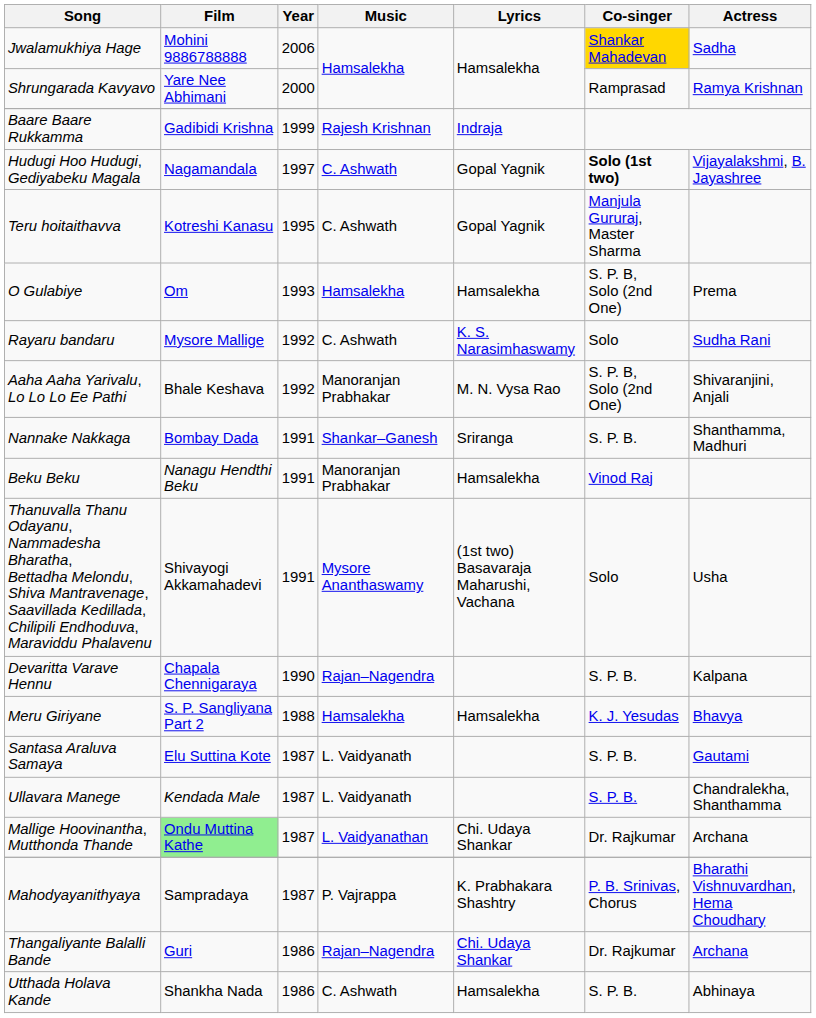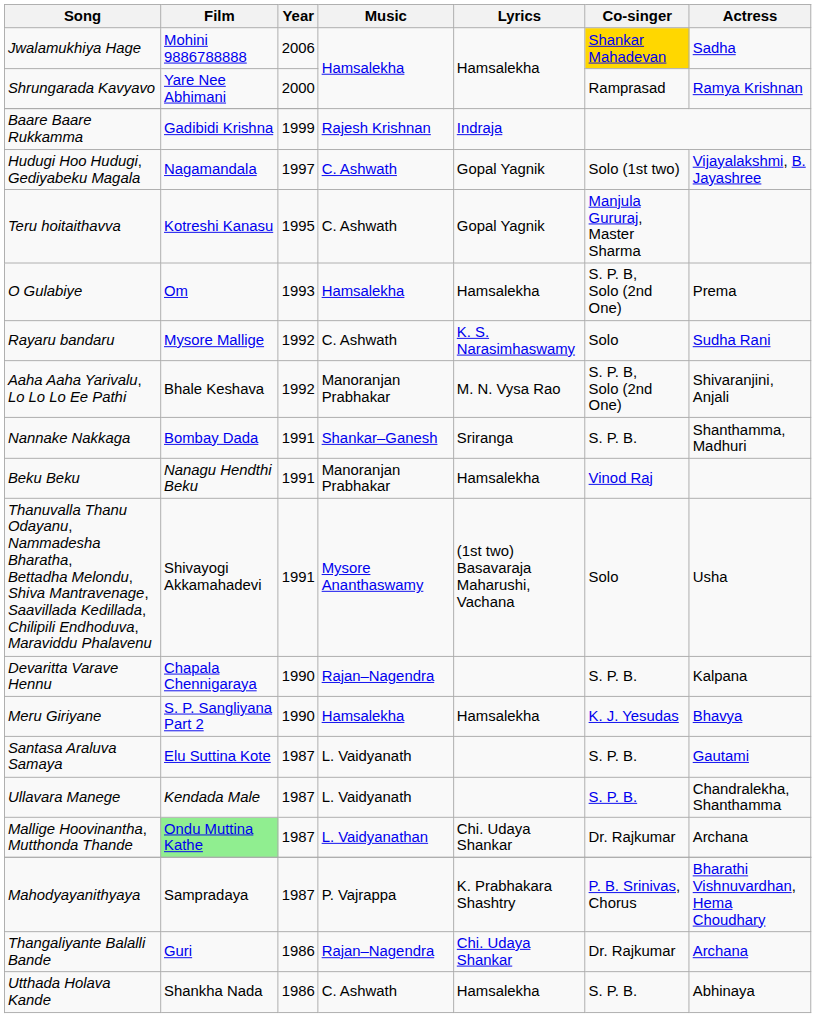(620, 169) bold -> (634, 169) normal
(298, 716) 1988 -> (298, 716) 1990
